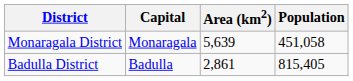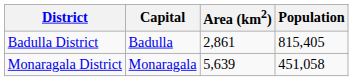rows swapped: (53, 64) <-> (65, 42)
